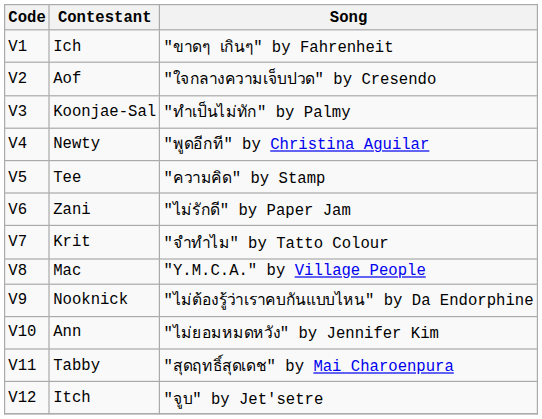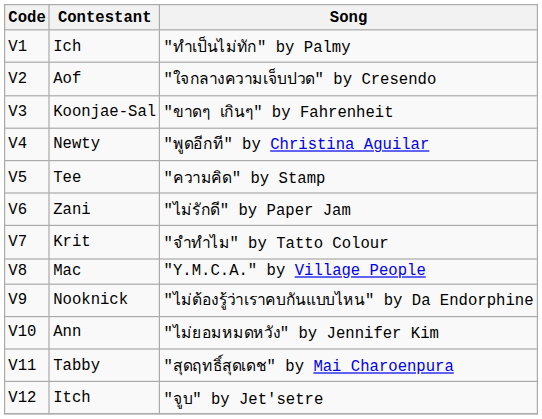(279, 48) "ขาดๆ เกินๆ" by Fahrenheit -> (257, 48) "ทำเป็นไม่ทัก" by Palmy
(257, 113) "ทำเป็นไม่ทัก" by Palmy -> (279, 113) "ขาดๆ เกินๆ" by Fahrenheit
